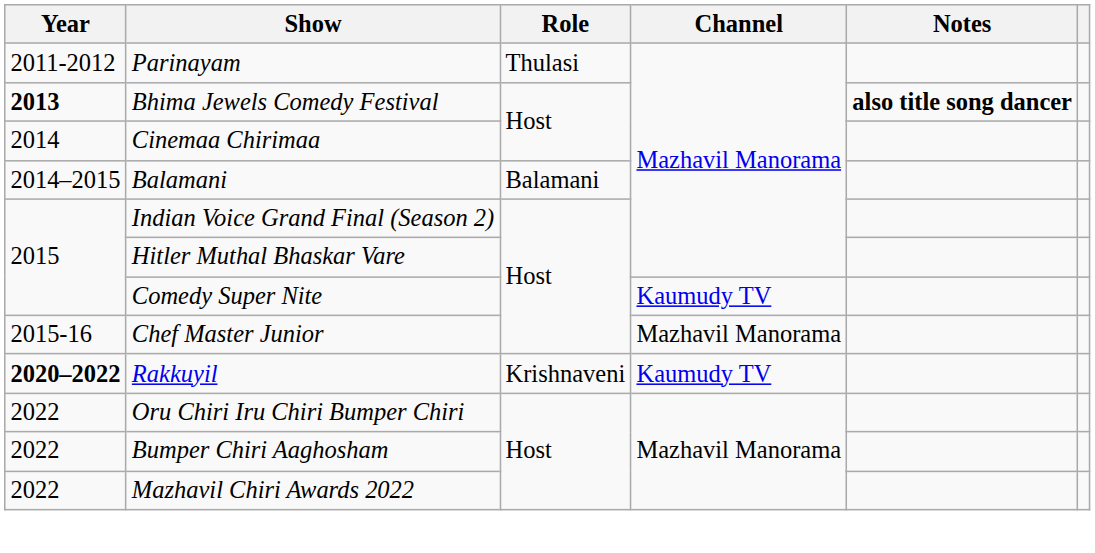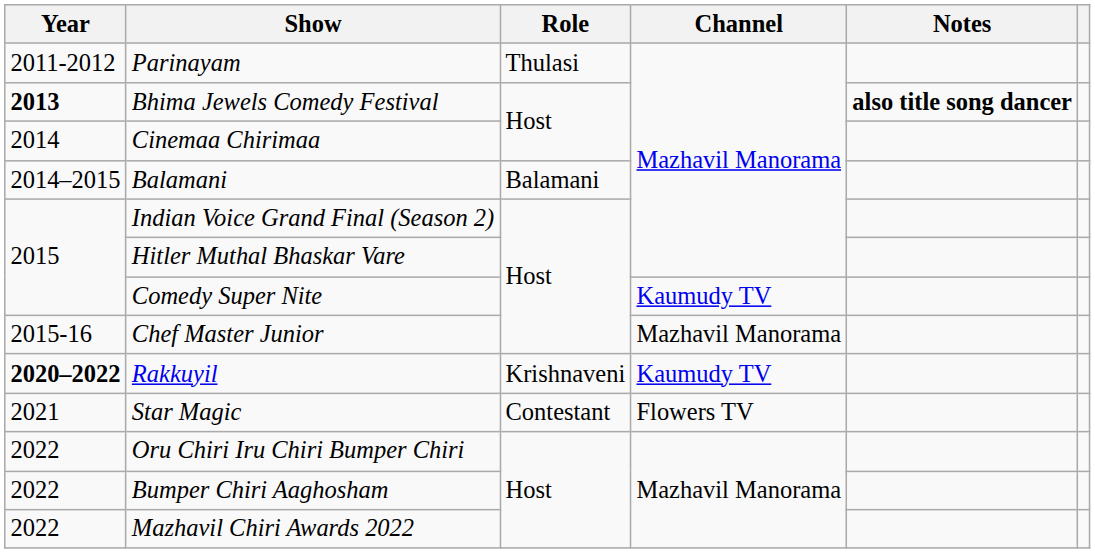+ row: (187, 412)
